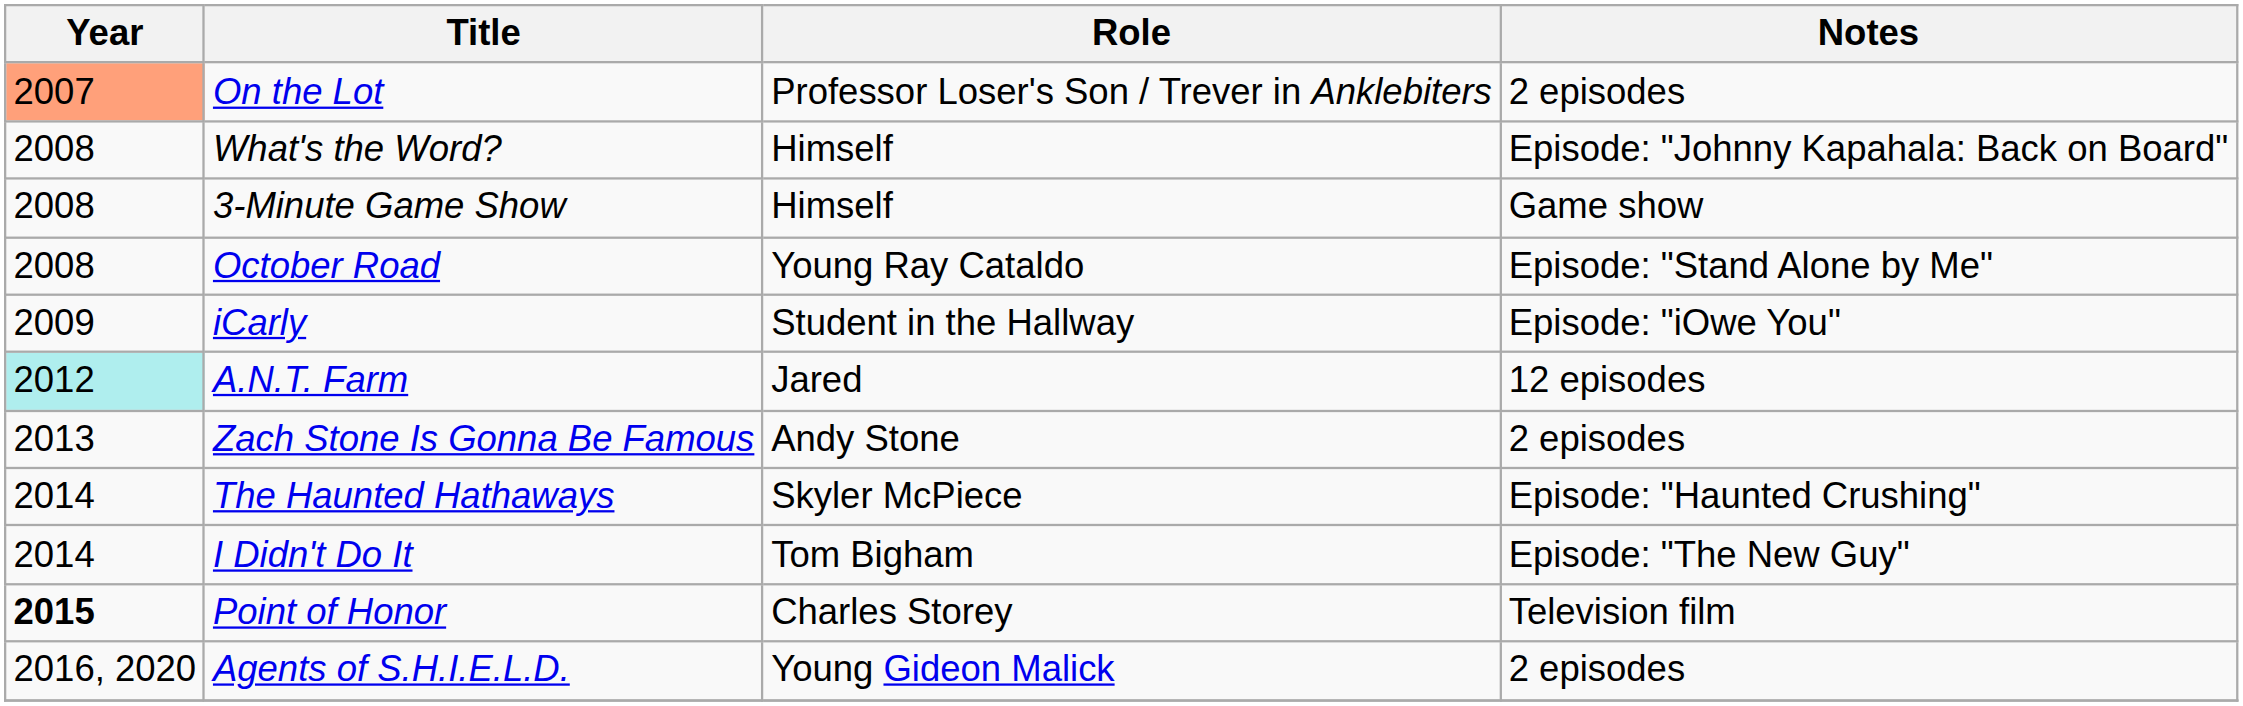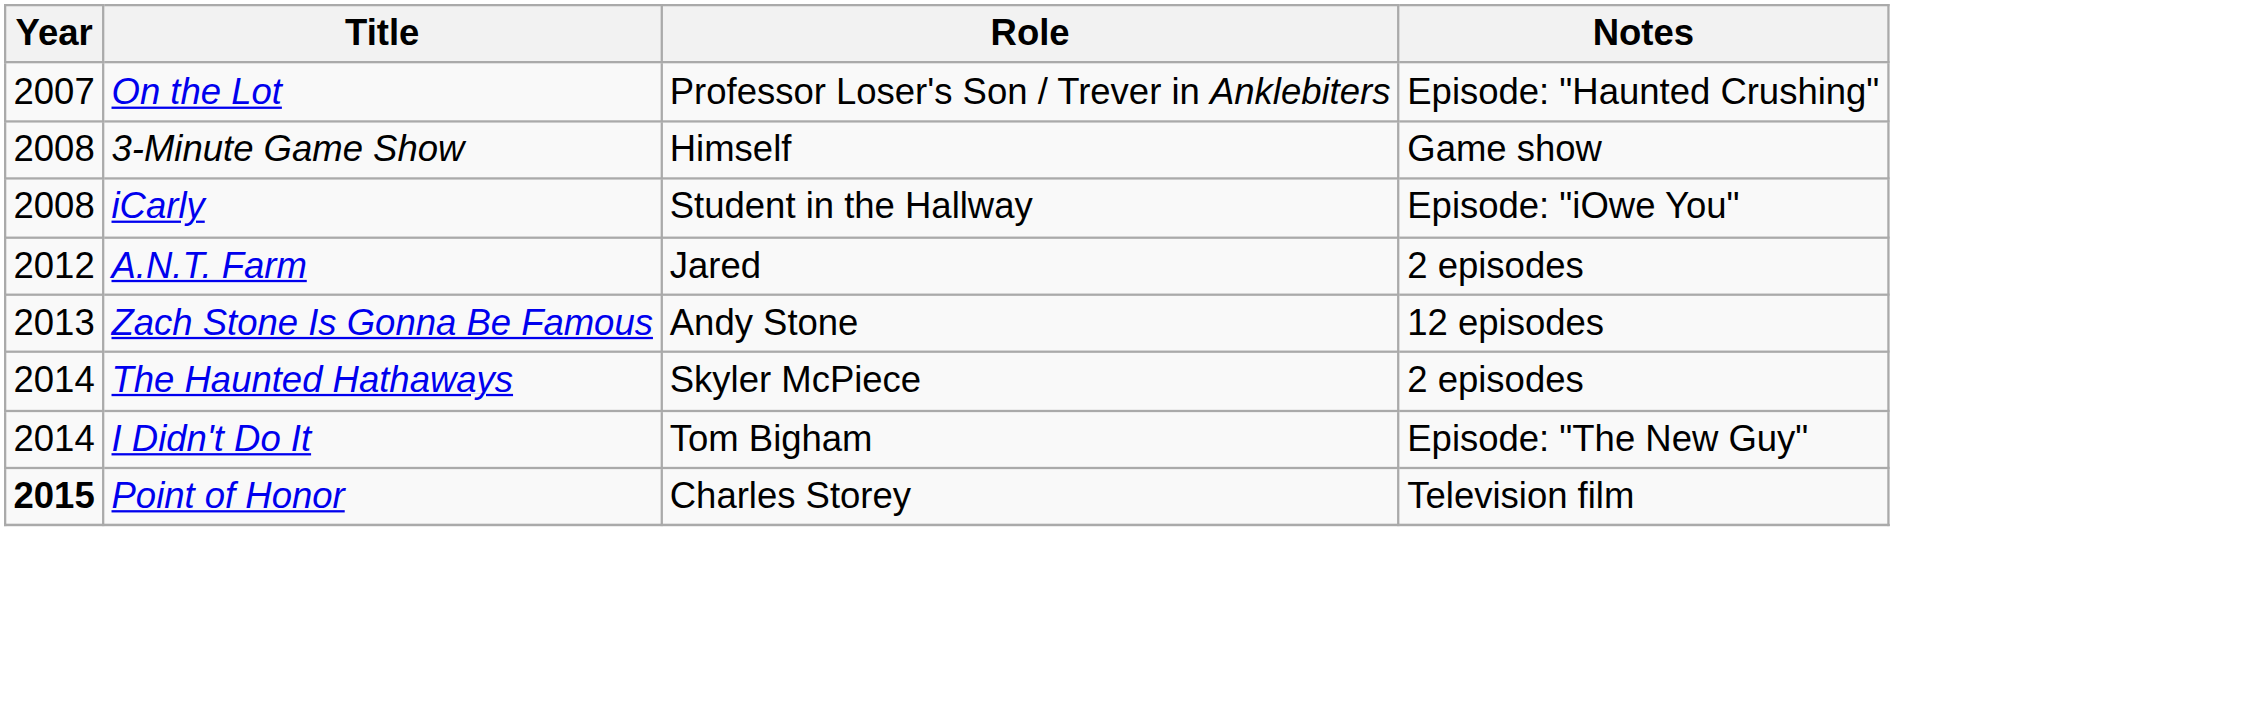(54, 91) lightsalmon background -> (54, 91) no background
(1597, 91) 2 episodes -> (1643, 91) Episode: "Haunted Crushing"
- row: (357, 149)
- row: (326, 264)
(54, 322) 2009 -> (54, 206) 2008
(54, 380) paleturquoise background -> (54, 264) no background
(1607, 380) 12 episodes -> (1495, 264) 2 episodes
(1597, 438) 2 episodes -> (1506, 322) 12 episodes
(1745, 496) Episode: "Haunted Crushing" -> (1495, 380) 2 episodes
- row: (391, 669)
